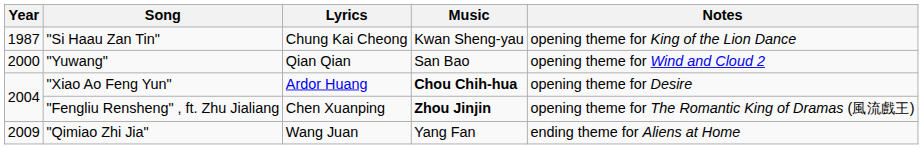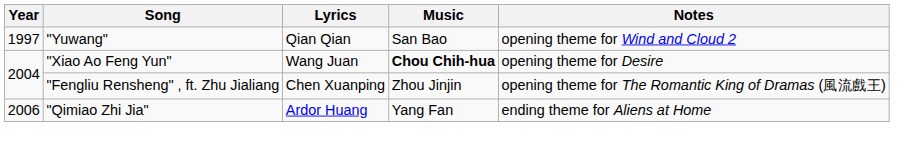- row: (103, 38)
(24, 61) 2000 -> (24, 38) 1997
(327, 84) Ardor Huang -> (322, 61) Wang Juan
(453, 108) bold -> (427, 85) normal
(24, 132) 2009 -> (24, 109) 2006
(322, 132) Wang Juan -> (327, 109) Ardor Huang
